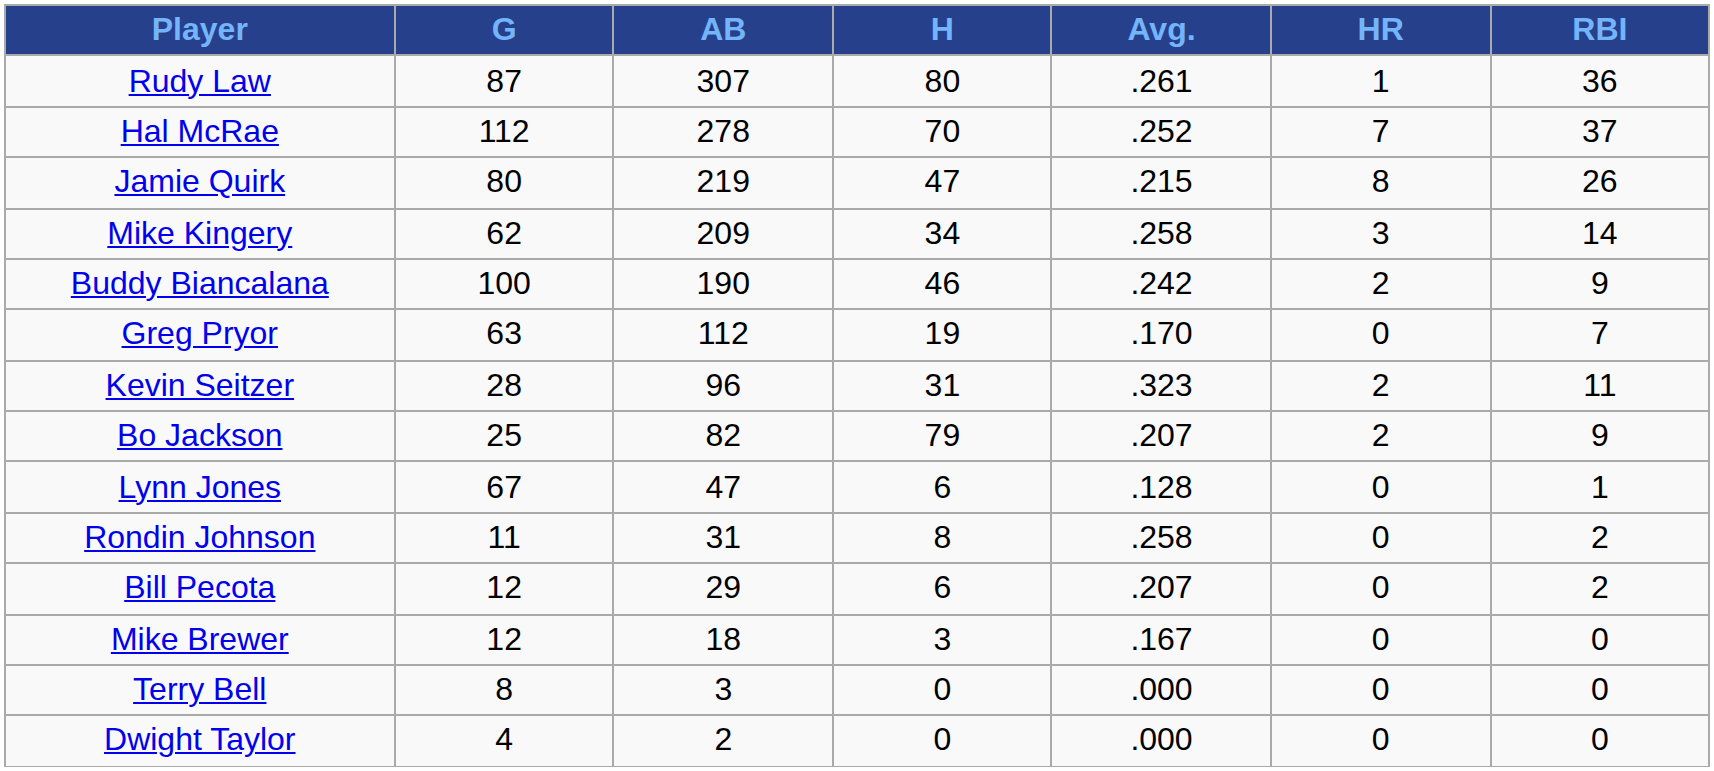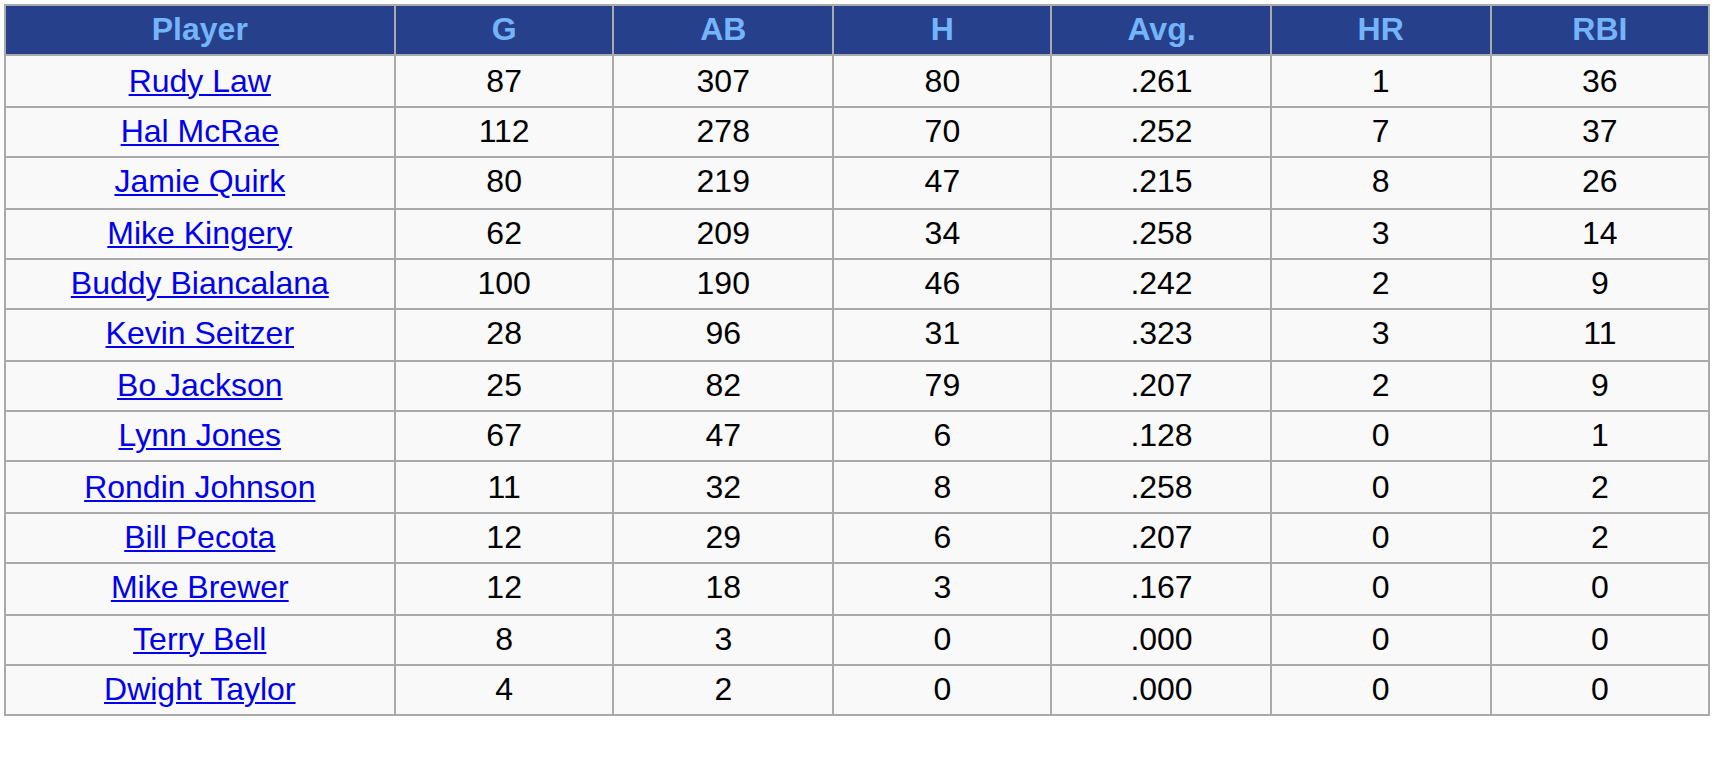- row: (200, 334)
(1381, 385) 2 -> (1381, 334) 3
(723, 537) 31 -> (723, 486) 32
